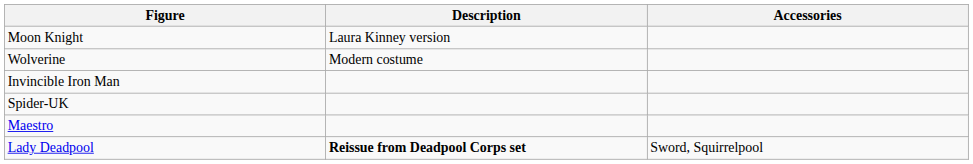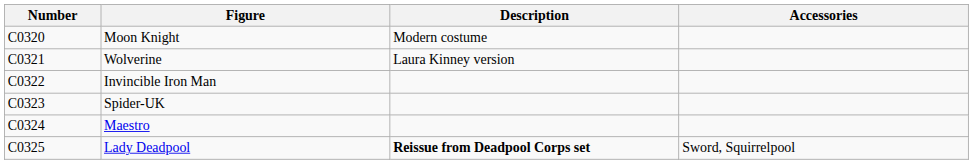+ column: (53, 15)
(390, 37) Laura Kinney version -> (440, 37) Modern costume
(376, 59) Modern costume -> (454, 59) Laura Kinney version
